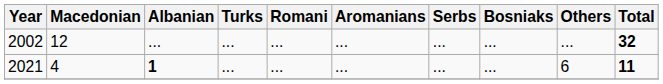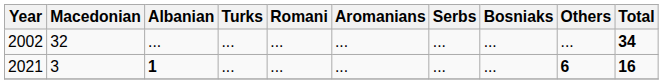(59, 41) 12 -> (59, 41) 32
(627, 41) 32 -> (627, 41) 34
(55, 66) 4 -> (55, 66) 3
(565, 66) normal -> (565, 66) bold
(627, 66) 11 -> (627, 66) 16
